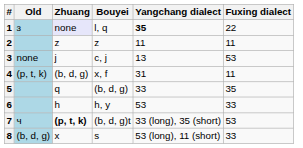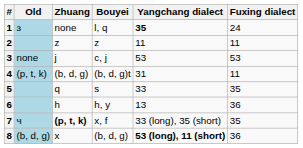(65, 27) lavender background -> (65, 27) no background
(231, 27) 22 -> (235, 27) 24
(141, 58) 13 -> (141, 58) 53
(101, 74) x, f -> (113, 74) (b, d, g)t
(111, 89) (b, d, g) -> (97, 89) s
(141, 105) 53 -> (141, 105) 13
(231, 105) 33 -> (235, 105) 36
(113, 120) (b, d, g)t -> (101, 120) x, f
(231, 120) 53 -> (235, 120) 35
(97, 136) s -> (111, 136) (b, d, g)
(178, 136) normal -> (180, 136) bold
(231, 136) 33 -> (235, 136) 36
